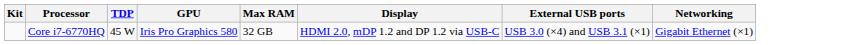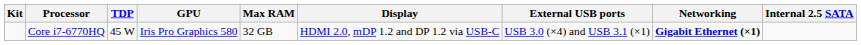+ column: (809, 13)
(704, 31) normal -> (708, 31) bold
